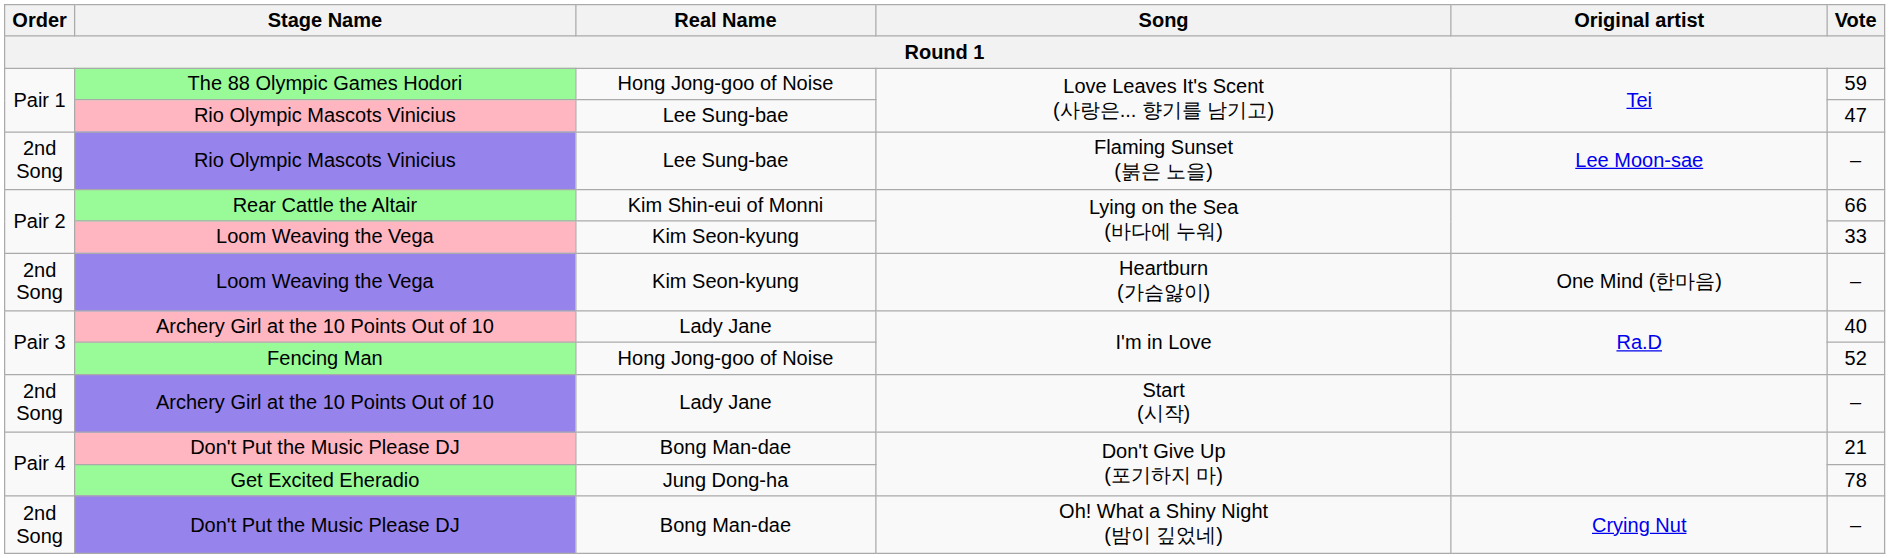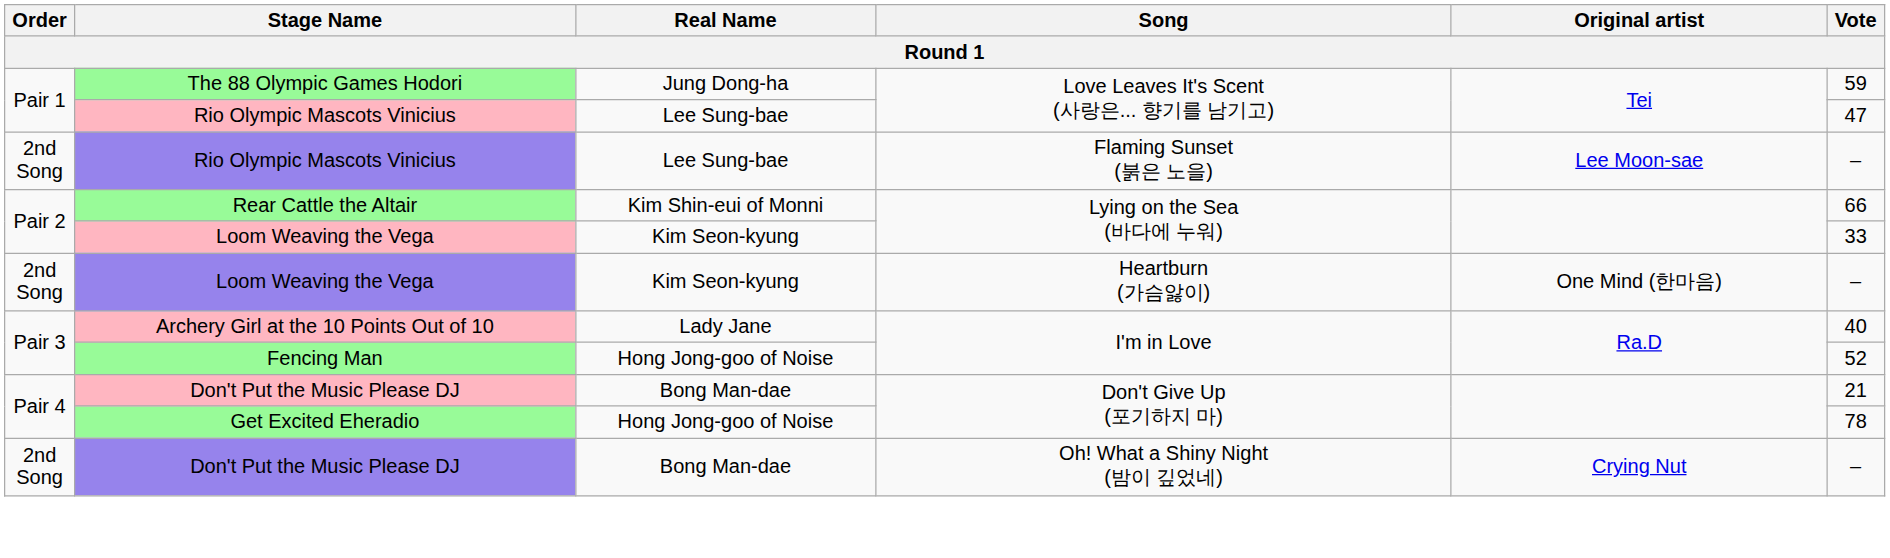(725, 83) Hong Jong-goo of Noise -> (725, 83) Jung Dong-ha
- row: (325, 403)
(725, 479) Jung Dong-ha -> (725, 421) Hong Jong-goo of Noise
